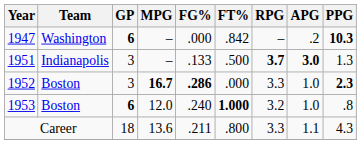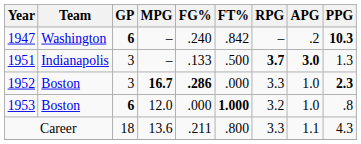(200, 38) .000 -> (200, 38) .240
(200, 106) .240 -> (200, 106) .000
